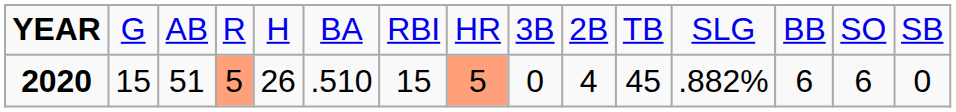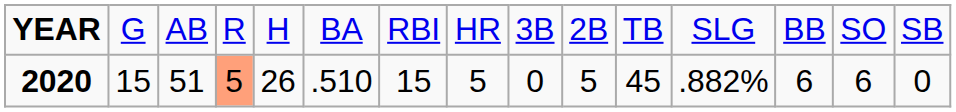(478, 80) lightsalmon background -> (478, 80) no background
(589, 80) 4 -> (589, 80) 5
